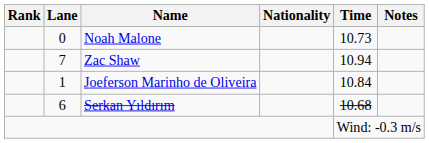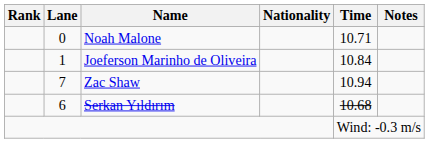(356, 37) 10.73 -> (356, 37) 10.71
rows swapped: (170, 82) <-> (112, 60)
